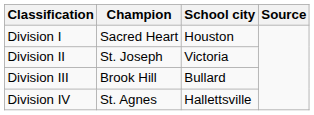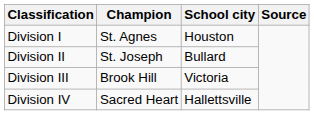(139, 36) Sacred Heart -> (128, 36) St. Agnes
(206, 57) Victoria -> (205, 57) Bullard
(205, 78) Bullard -> (206, 78) Victoria
(128, 99) St. Agnes -> (139, 99) Sacred Heart
